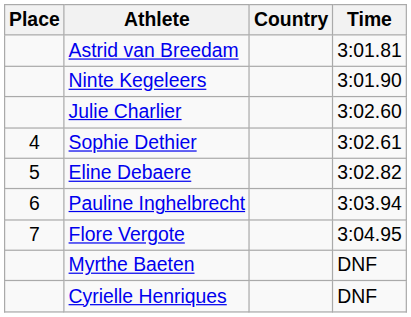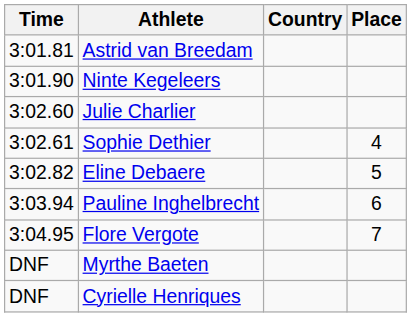columns swapped: (34, 19) <-> (369, 19)
